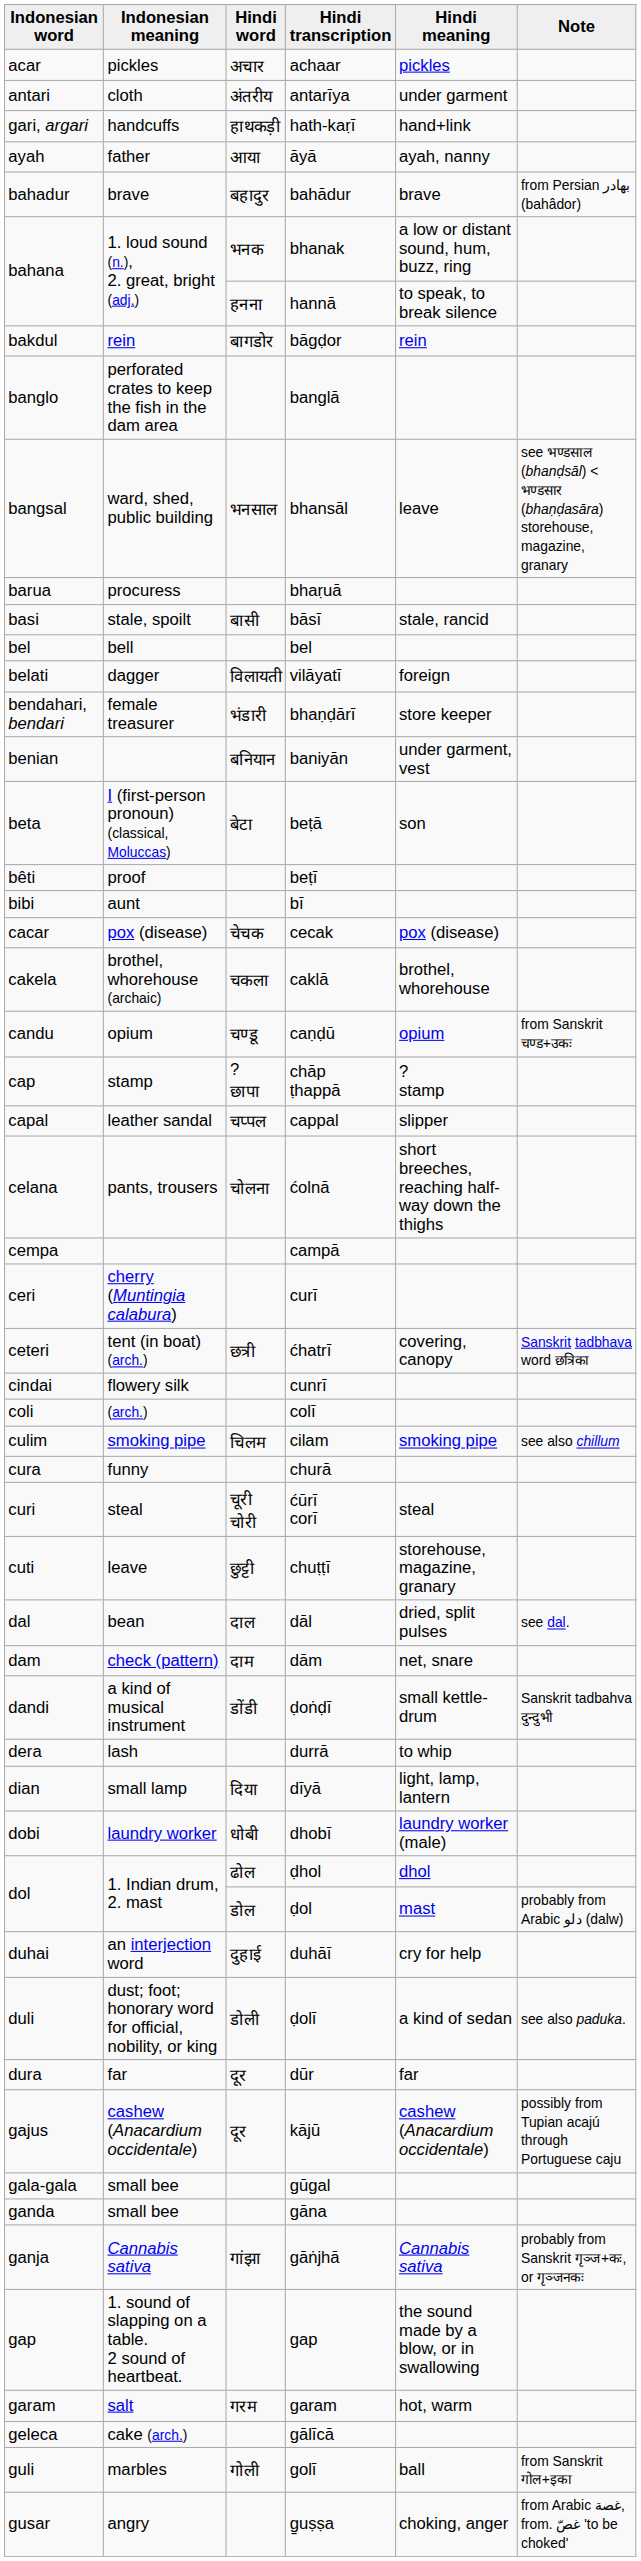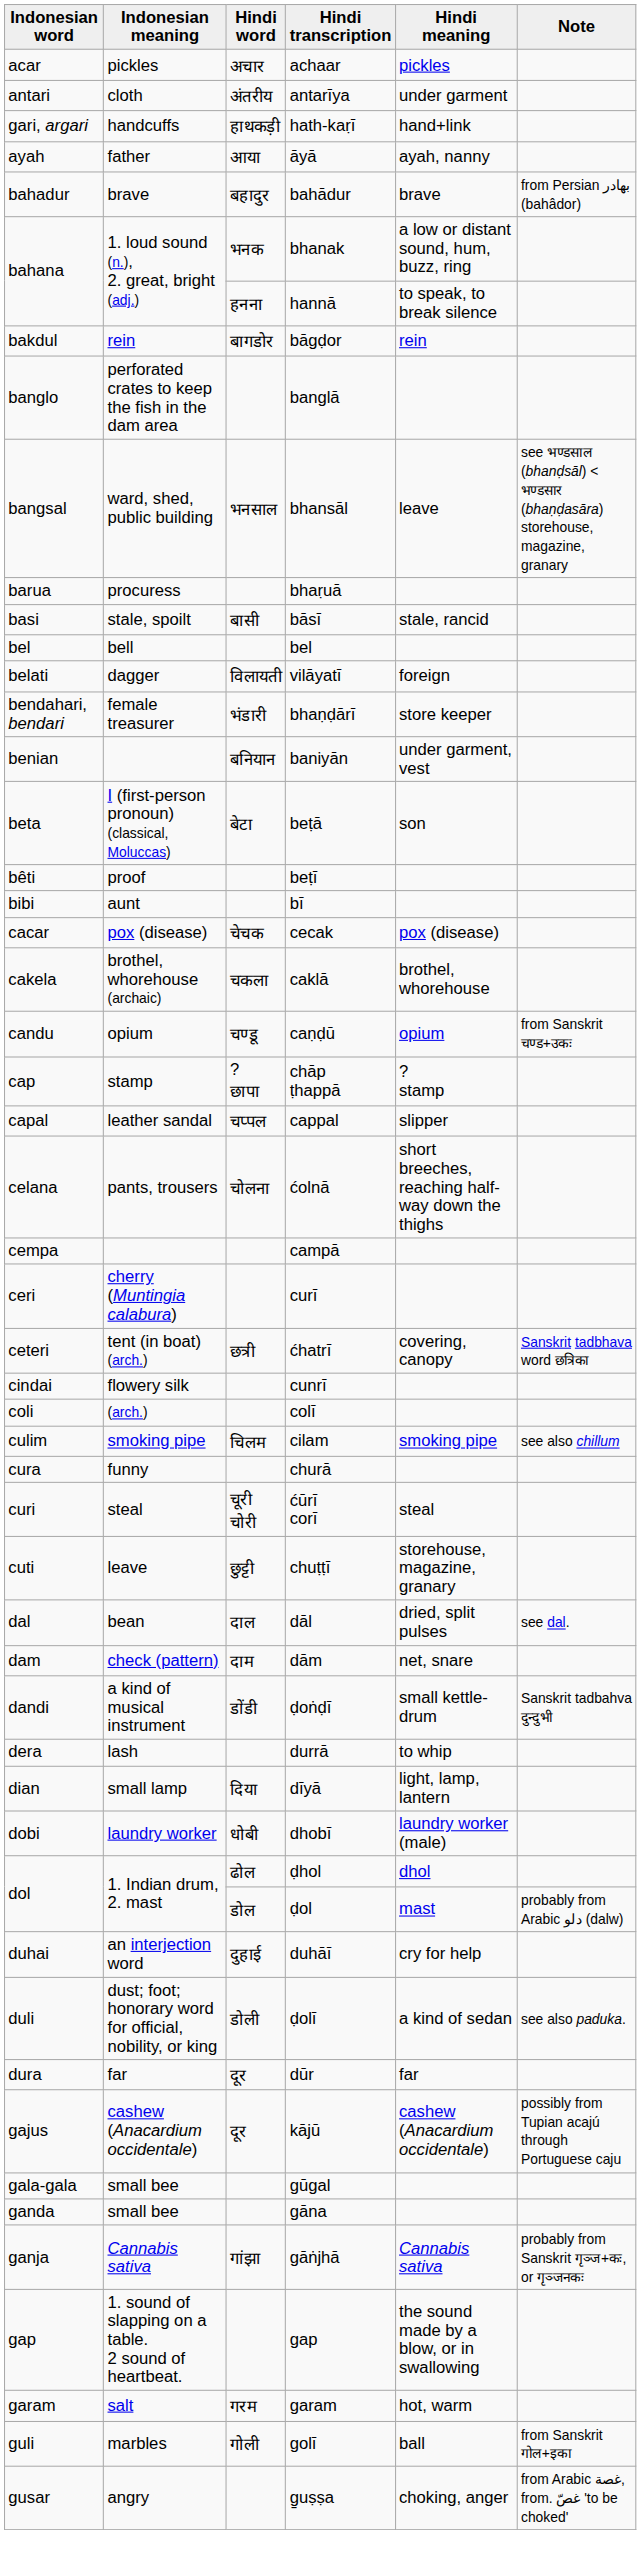- row: (312, 2434)
